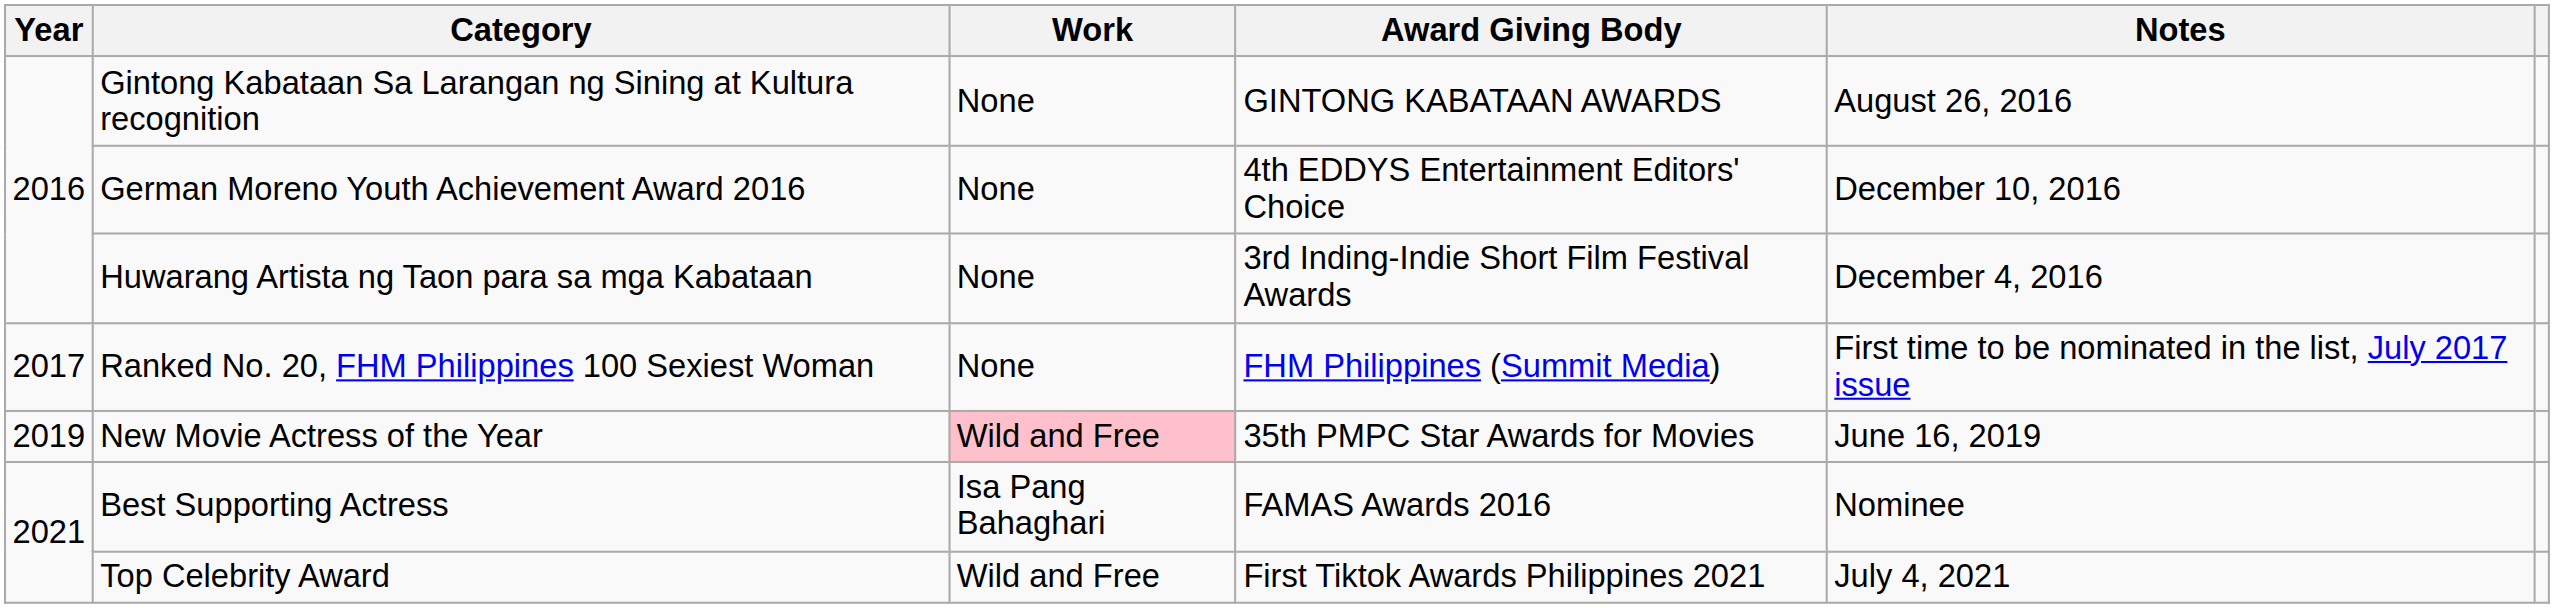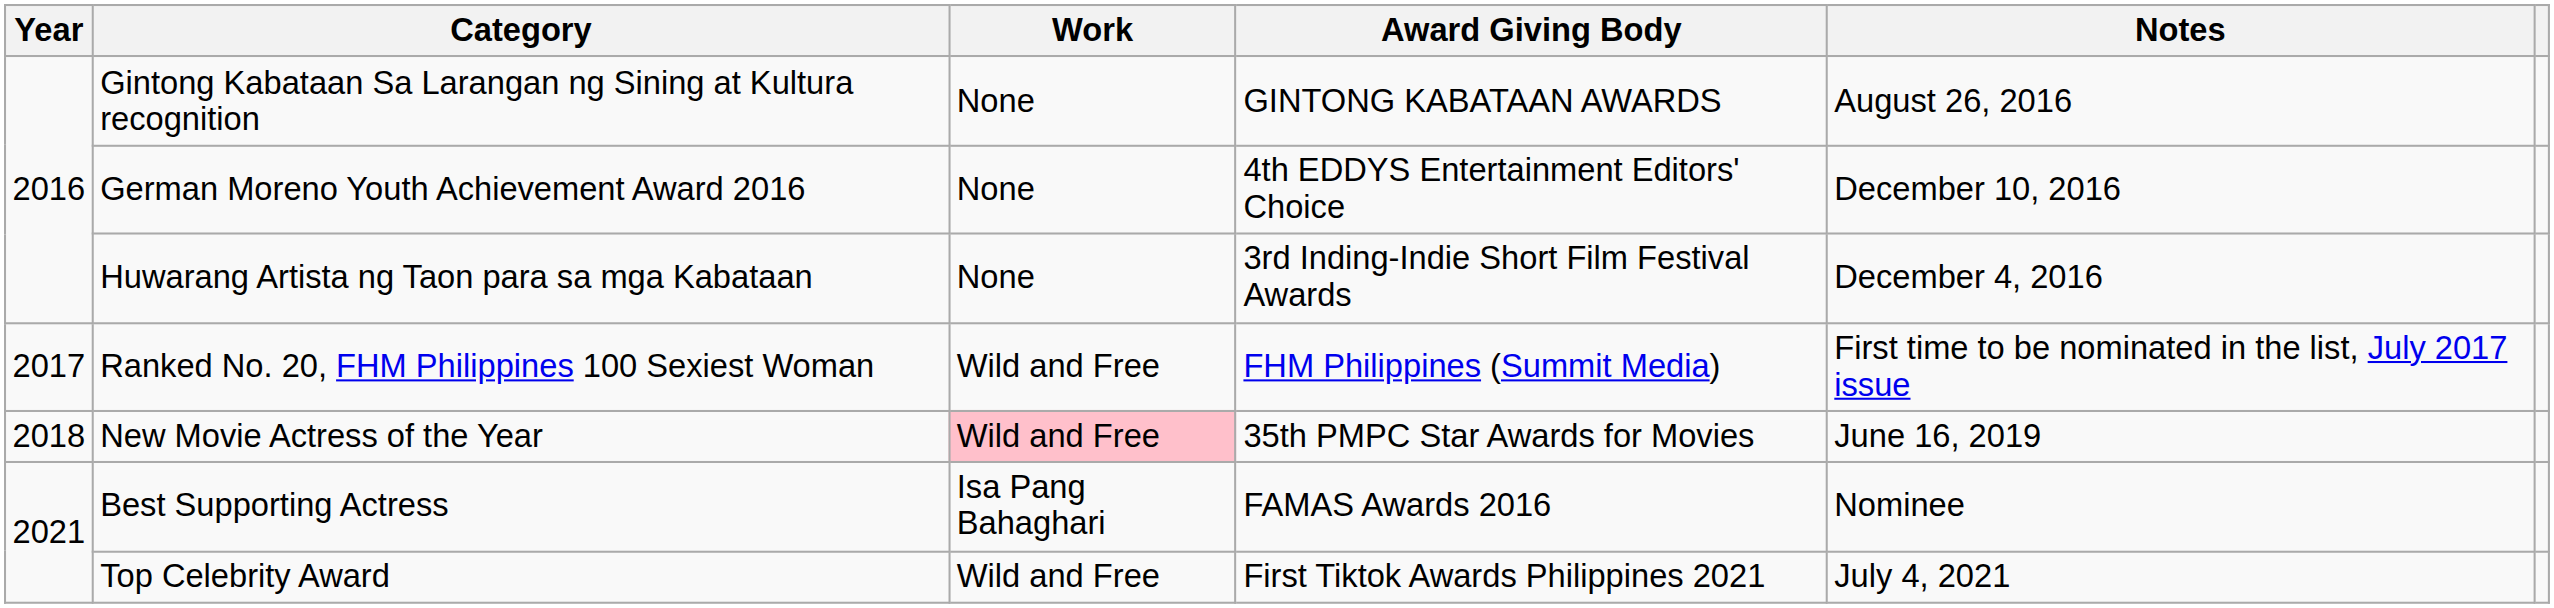(996, 365) None -> (1058, 365) Wild and Free
(49, 436) 2019 -> (49, 436) 2018
